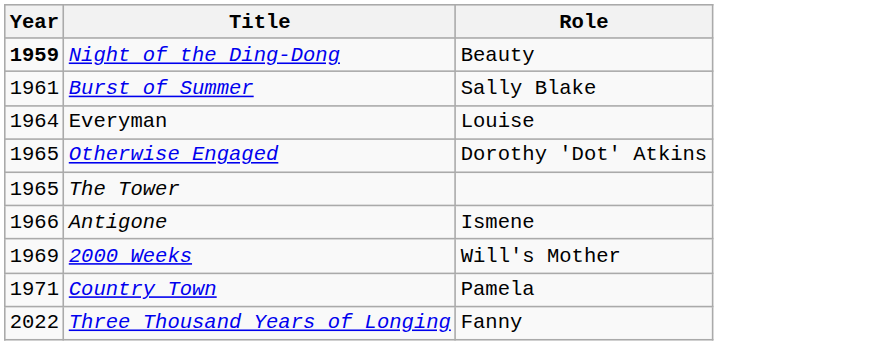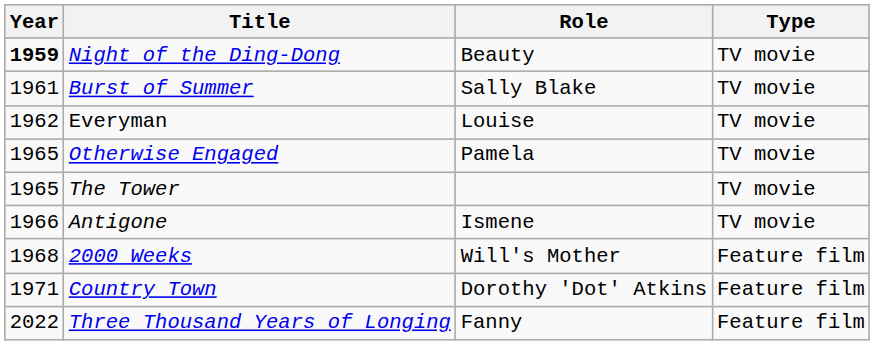+ column: (791, 22)
(34, 122) 1964 -> (34, 122) 1962
(584, 155) Dorothy 'Dot' Atkins -> (498, 155) Pamela
(34, 256) 1969 -> (34, 256) 1968
(498, 289) Pamela -> (584, 289) Dorothy 'Dot' Atkins
